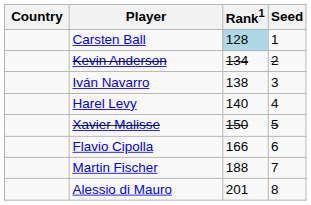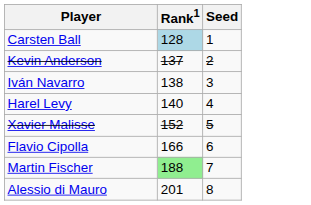- column: (37, 16)
(237, 61) 134 -> (172, 61) 137
(237, 125) 150 -> (172, 125) 152
(237, 167) no background -> (172, 167) lightgreen background
